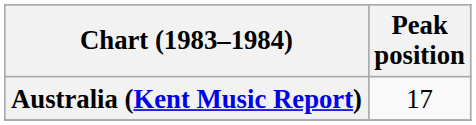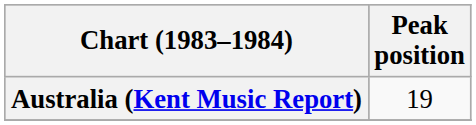(420, 98) 17 -> (420, 98) 19
